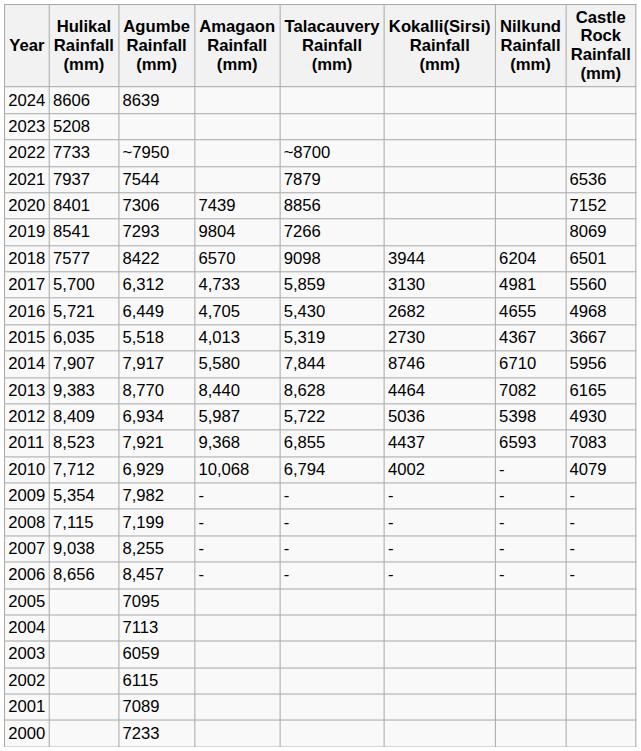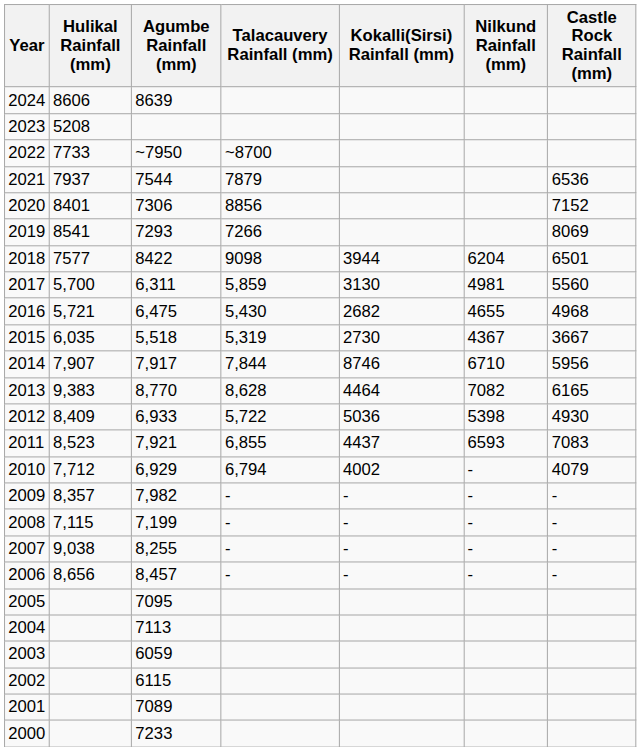- column: (237, 45)
(143, 284) 6,312 -> (156, 284) 6,311
(143, 311) 6,449 -> (156, 311) 6,475
(143, 416) 6,934 -> (156, 416) 6,933
(74, 496) 5,354 -> (74, 496) 8,357
